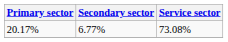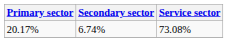(92, 29) 6.77% -> (92, 29) 6.74%
